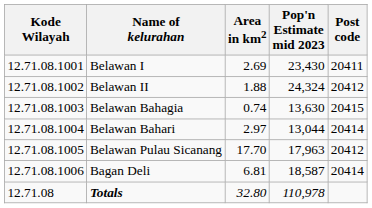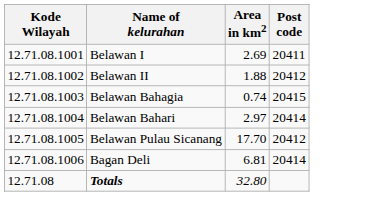- column: (299, 29)
